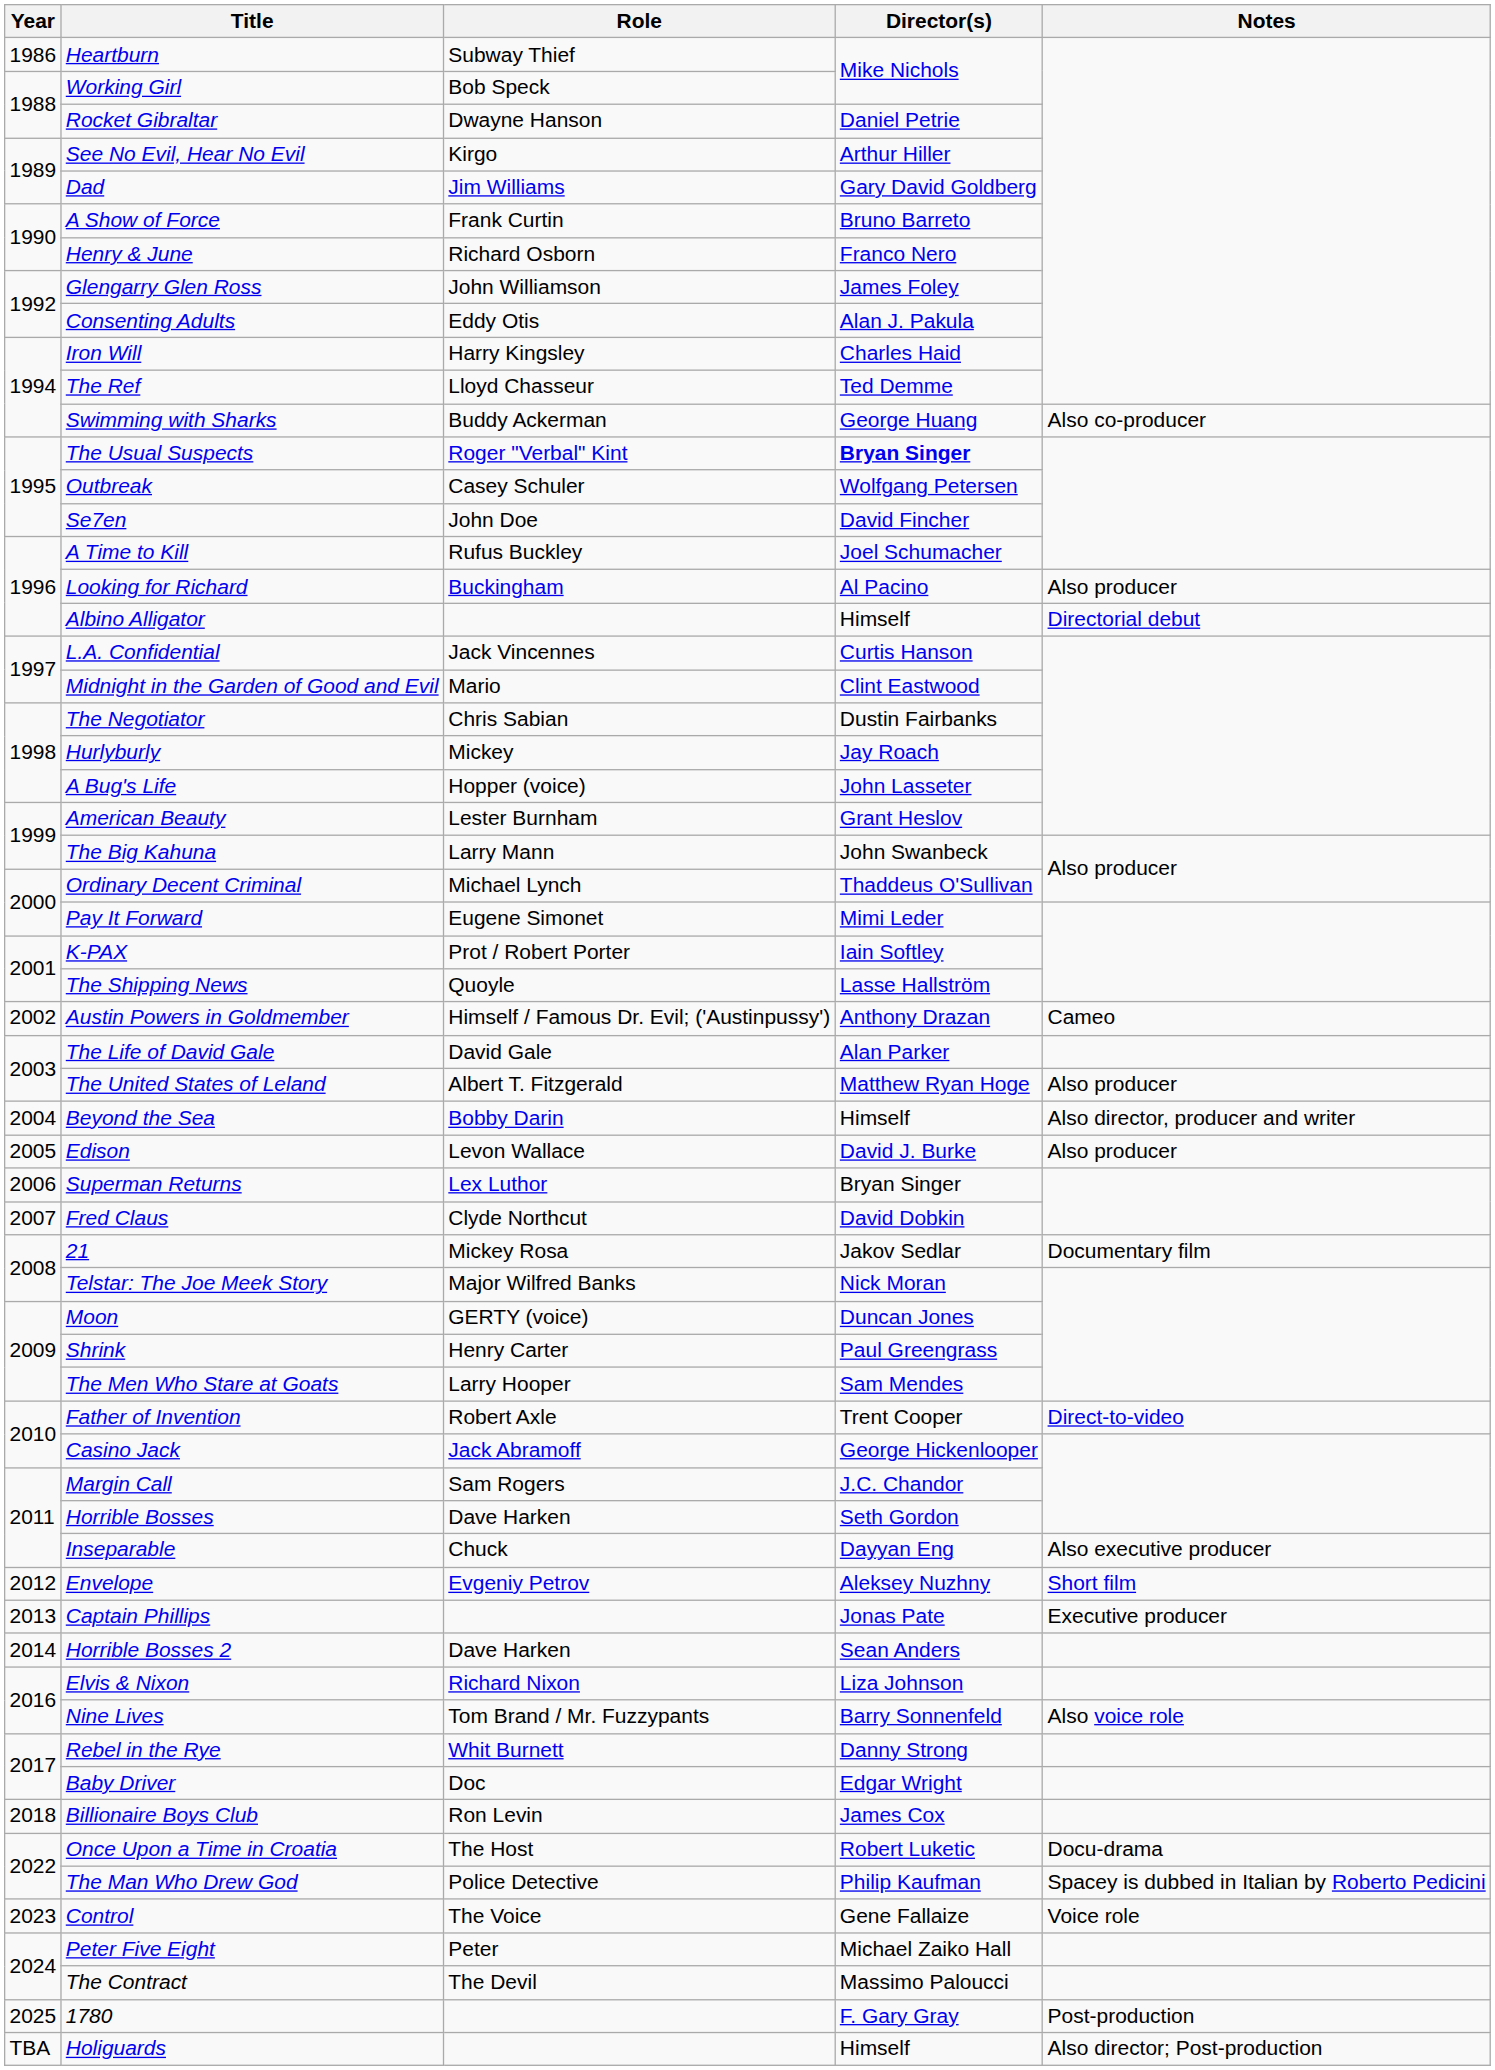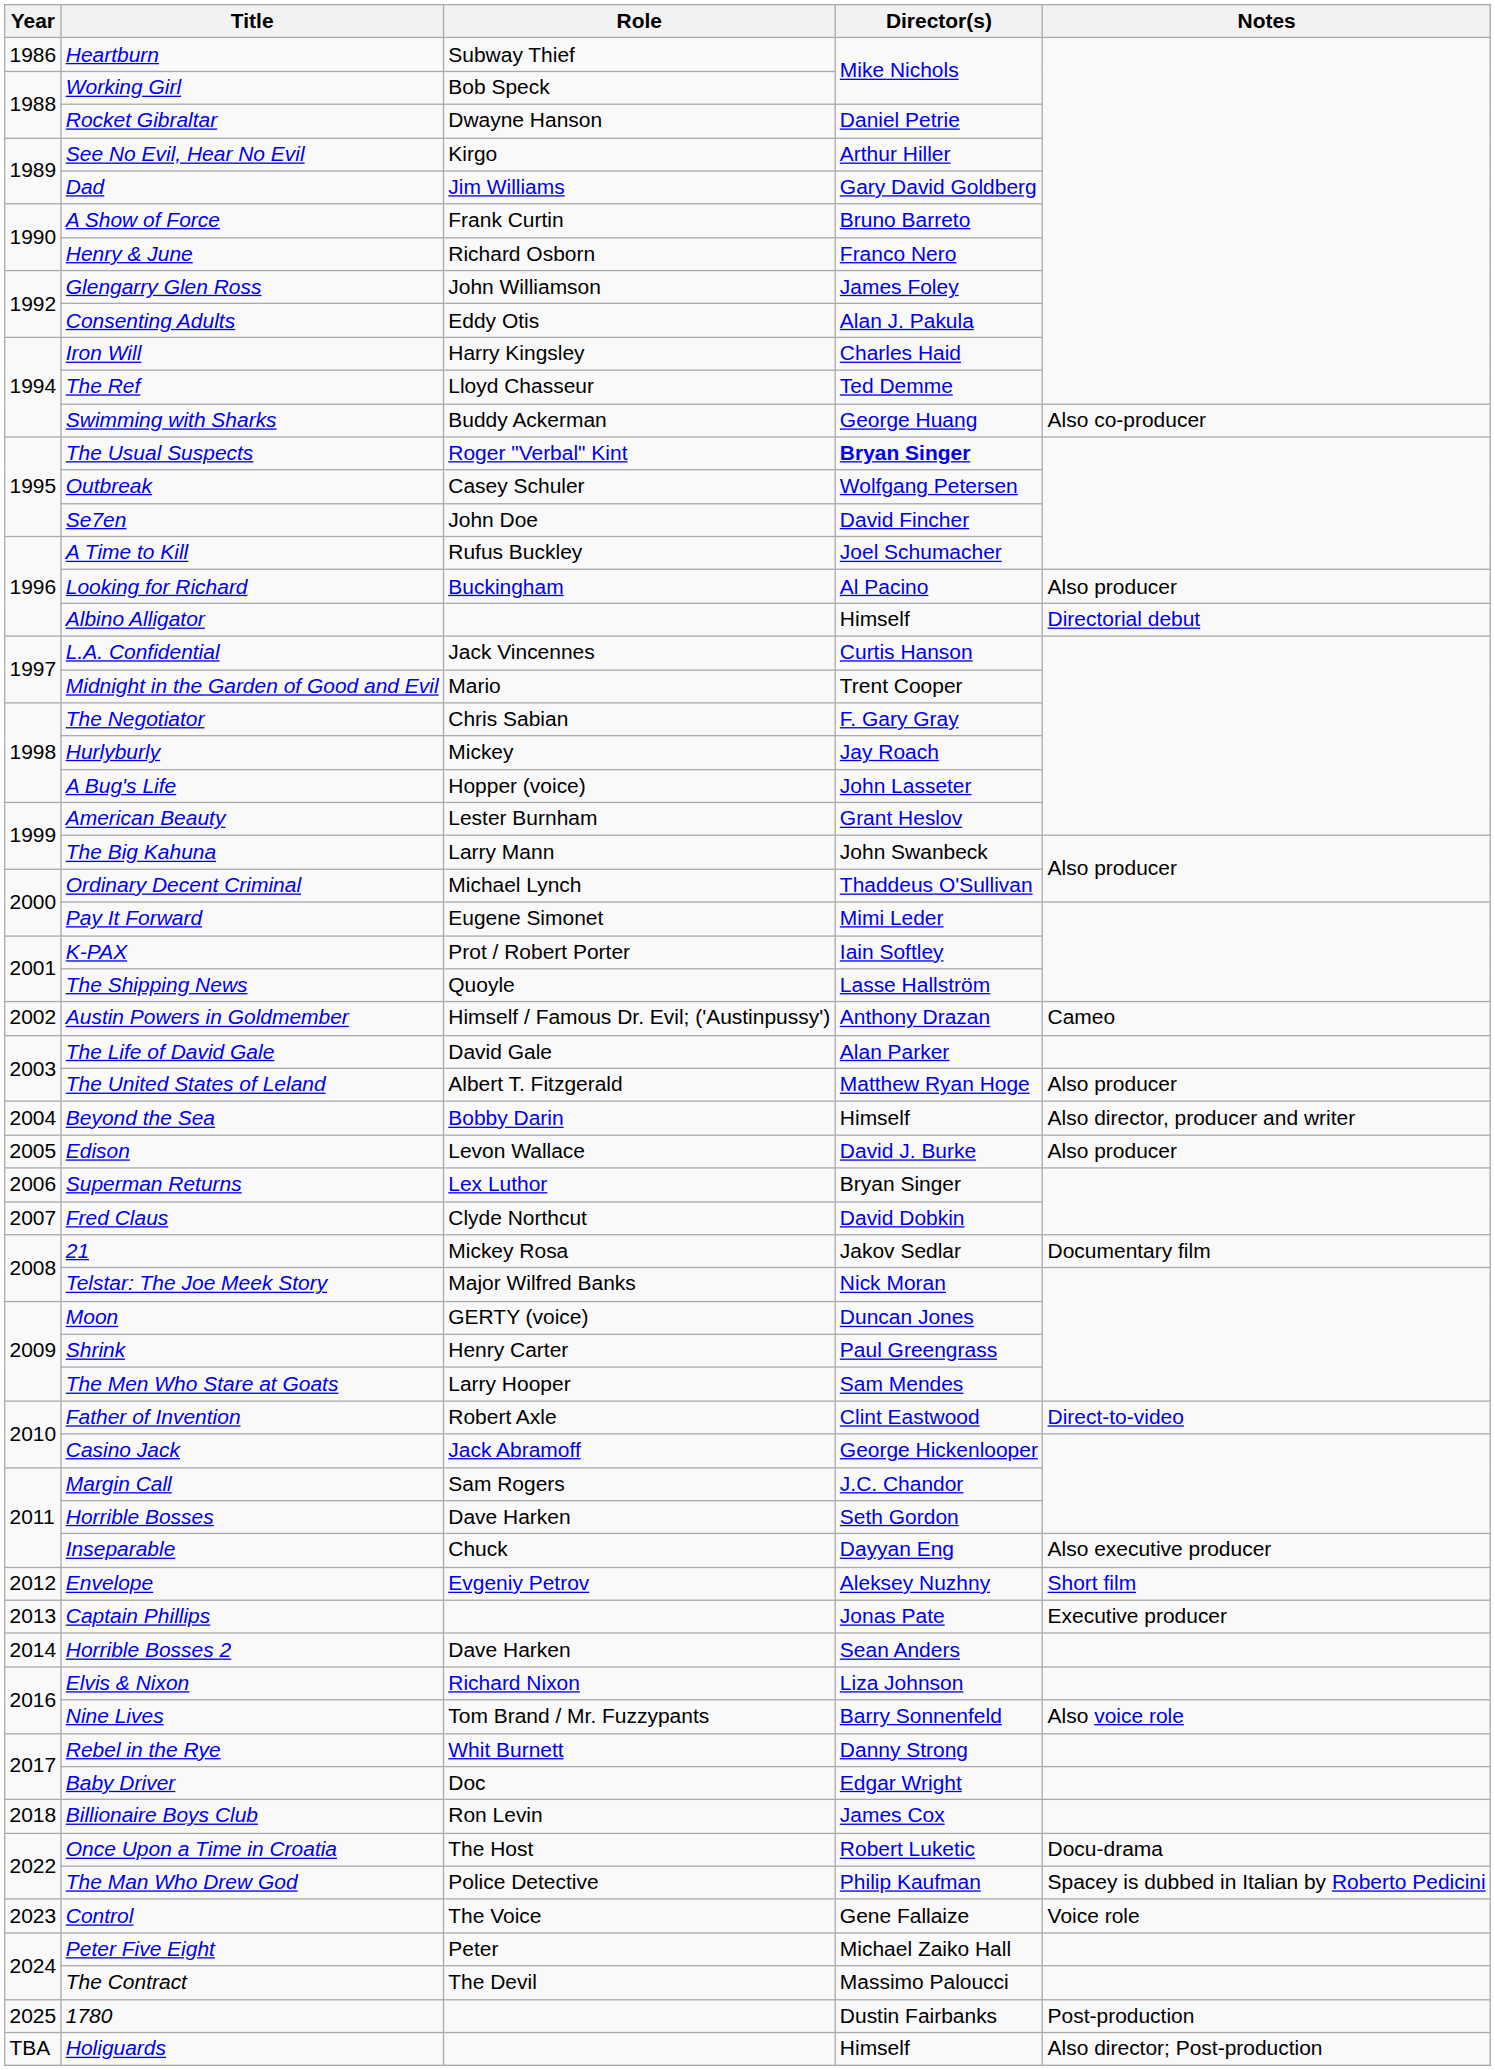(910, 685) Clint Eastwood -> (901, 685) Trent Cooper
(918, 719) Dustin Fairbanks -> (899, 719) F. Gary Gray
(901, 1417) Trent Cooper -> (910, 1417) Clint Eastwood
(899, 2015) F. Gary Gray -> (918, 2015) Dustin Fairbanks
